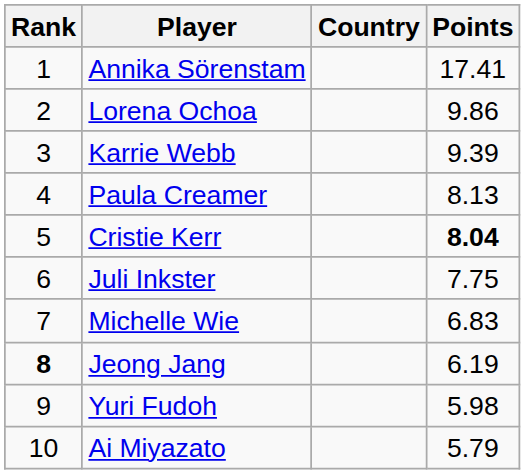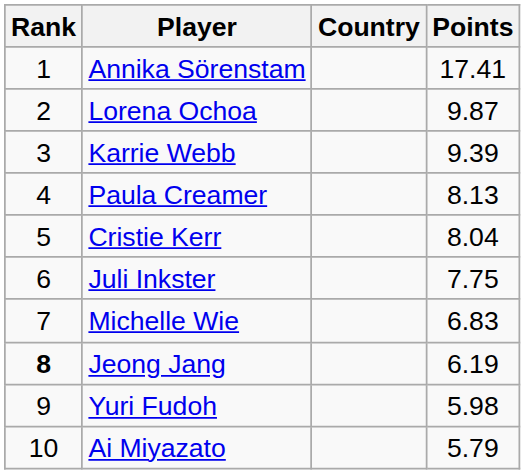(473, 110) 9.86 -> (473, 110) 9.87
(473, 237) bold -> (473, 237) normal
